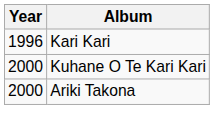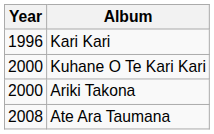+ row: (110, 116)
